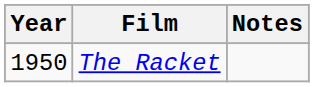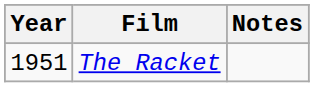(39, 63) 1950 -> (39, 63) 1951
